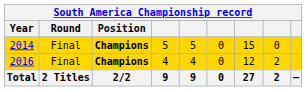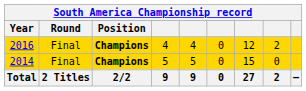rows swapped: (22, 45) <-> (22, 61)
